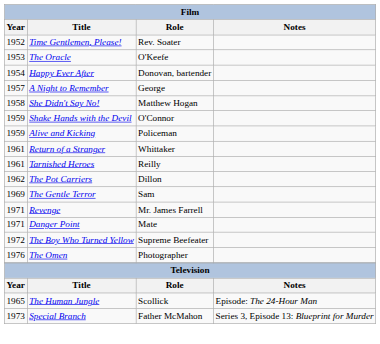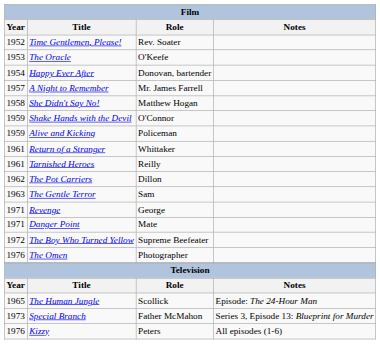(152, 88) George -> (170, 88) Mr. James Farrell
(16, 194) 1969 -> (16, 194) 1963
(170, 210) Mr. James Farrell -> (152, 210) George
+ row: (39, 331)
